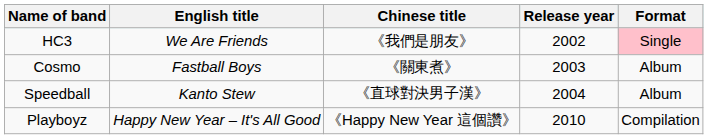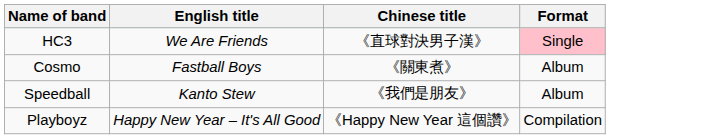- column: (569, 16)
(422, 40) 《我們是朋友》 -> (422, 40) 《直球對決男子漢》
(422, 93) 《直球對決男子漢》 -> (422, 93) 《我們是朋友》
